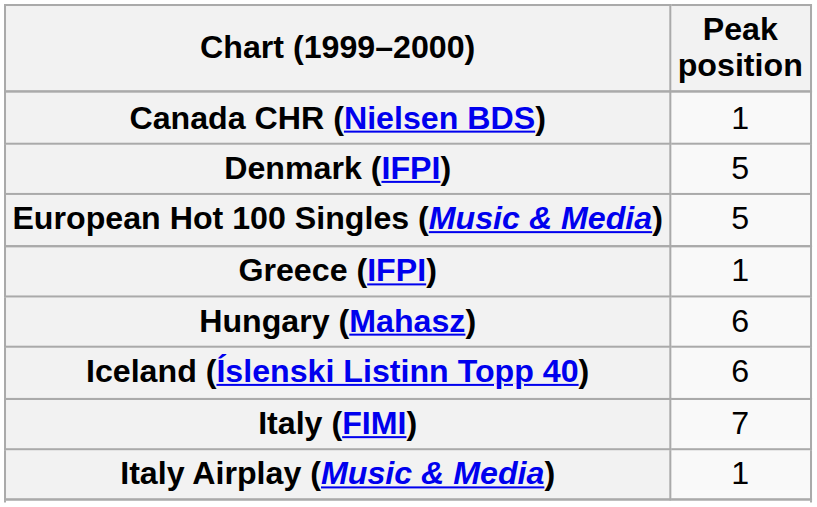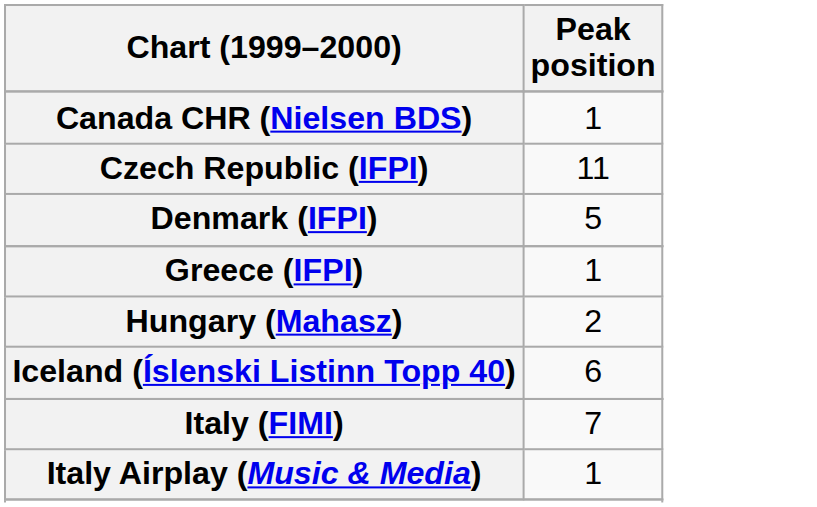+ row: (264, 168)
- row: (338, 219)
(740, 321) 6 -> (593, 321) 2
